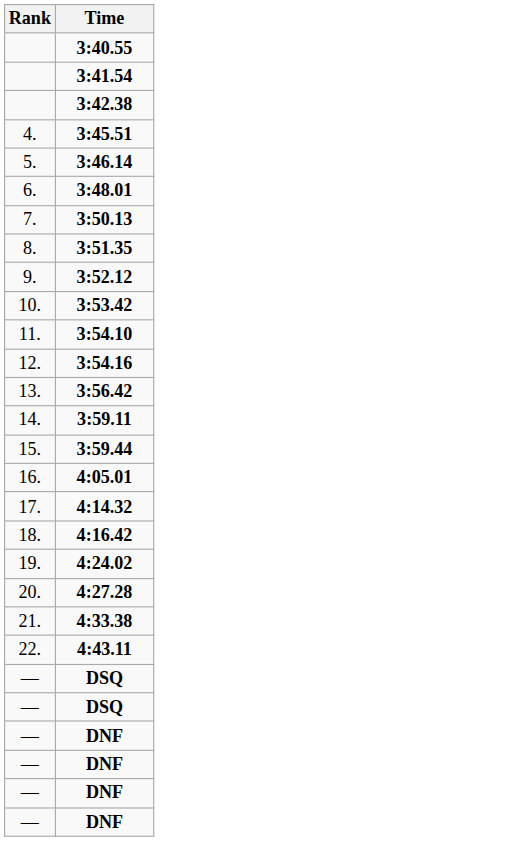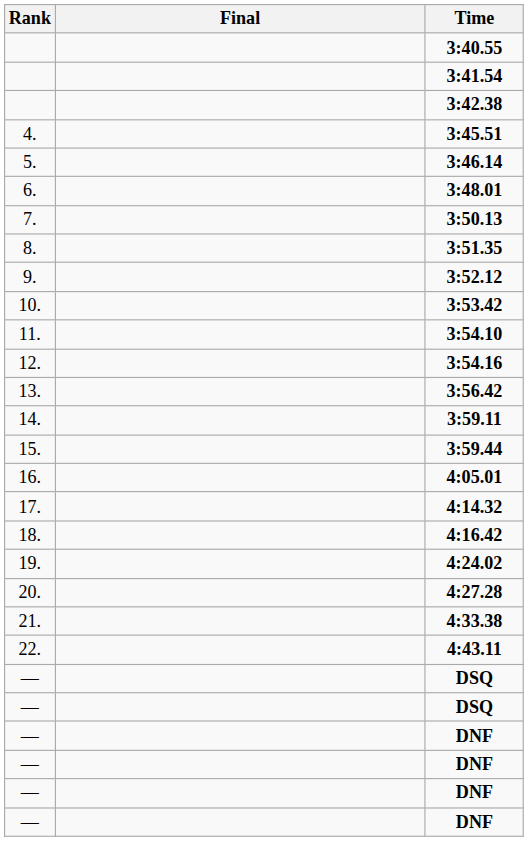+ column: (240, 18)
